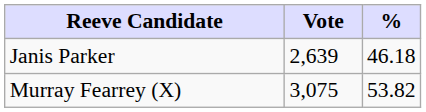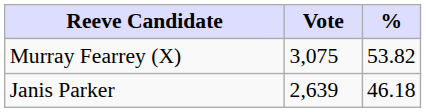rows swapped: (95, 90) <-> (62, 55)
